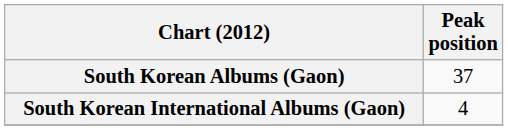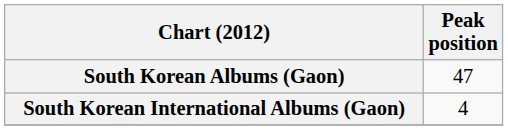(463, 76) 37 -> (463, 76) 47
